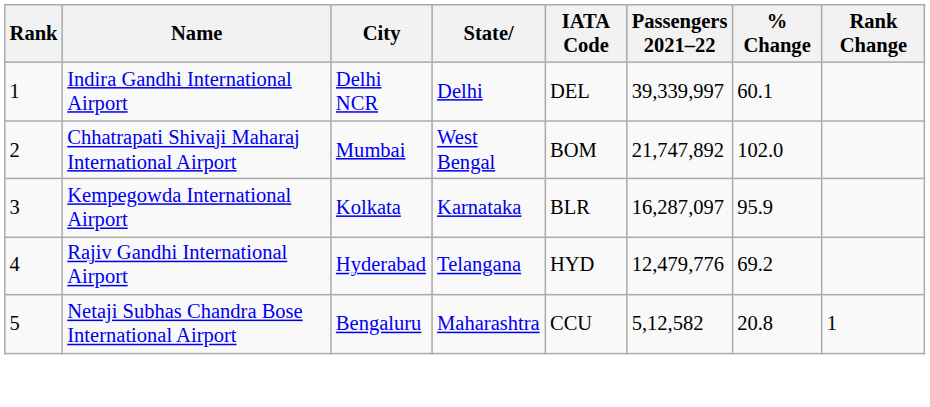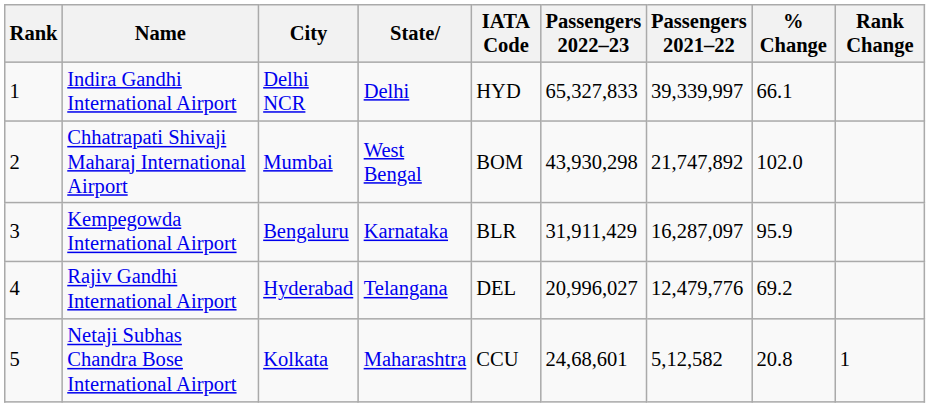+ column: (593, 33)
(570, 91) DEL -> (498, 91) HYD
(755, 91) 60.1 -> (774, 91) 66.1
(368, 207) Kolkata -> (306, 231) Bengaluru
(572, 265) HYD -> (496, 289) DEL
(379, 323) Bengaluru -> (296, 359) Kolkata
